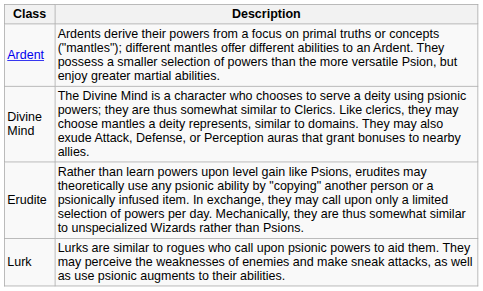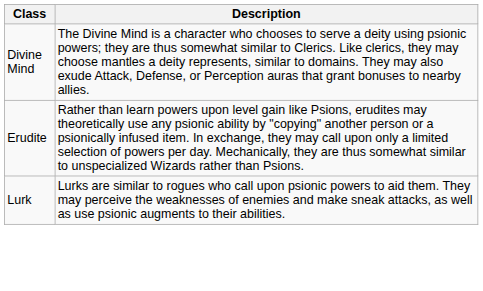- row: (26, 55)
